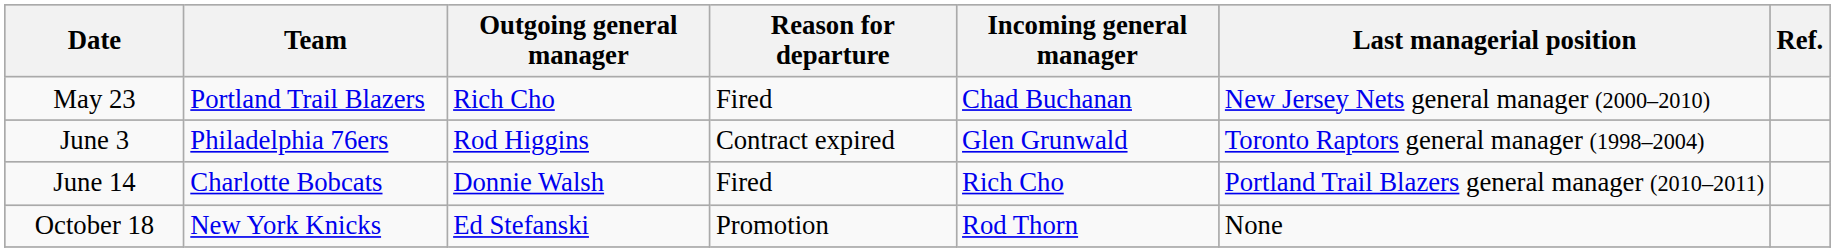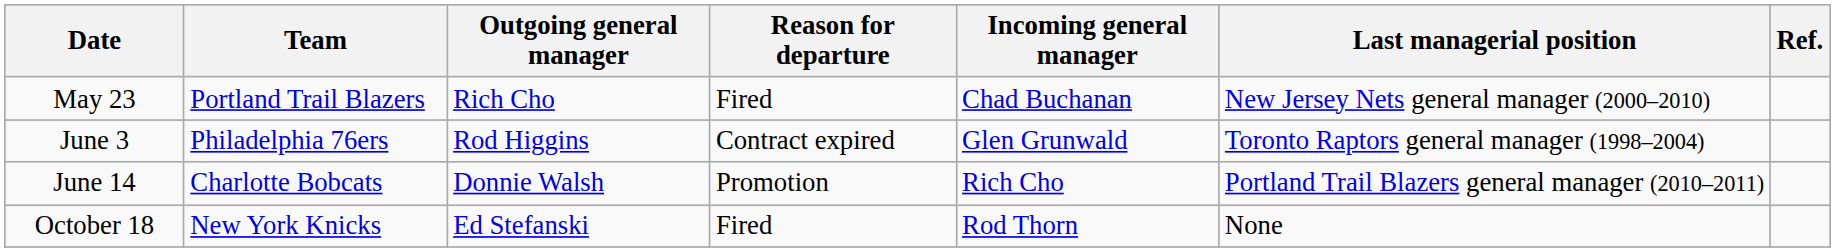(744, 182) Fired -> (772, 182) Promotion
(772, 225) Promotion -> (744, 225) Fired
